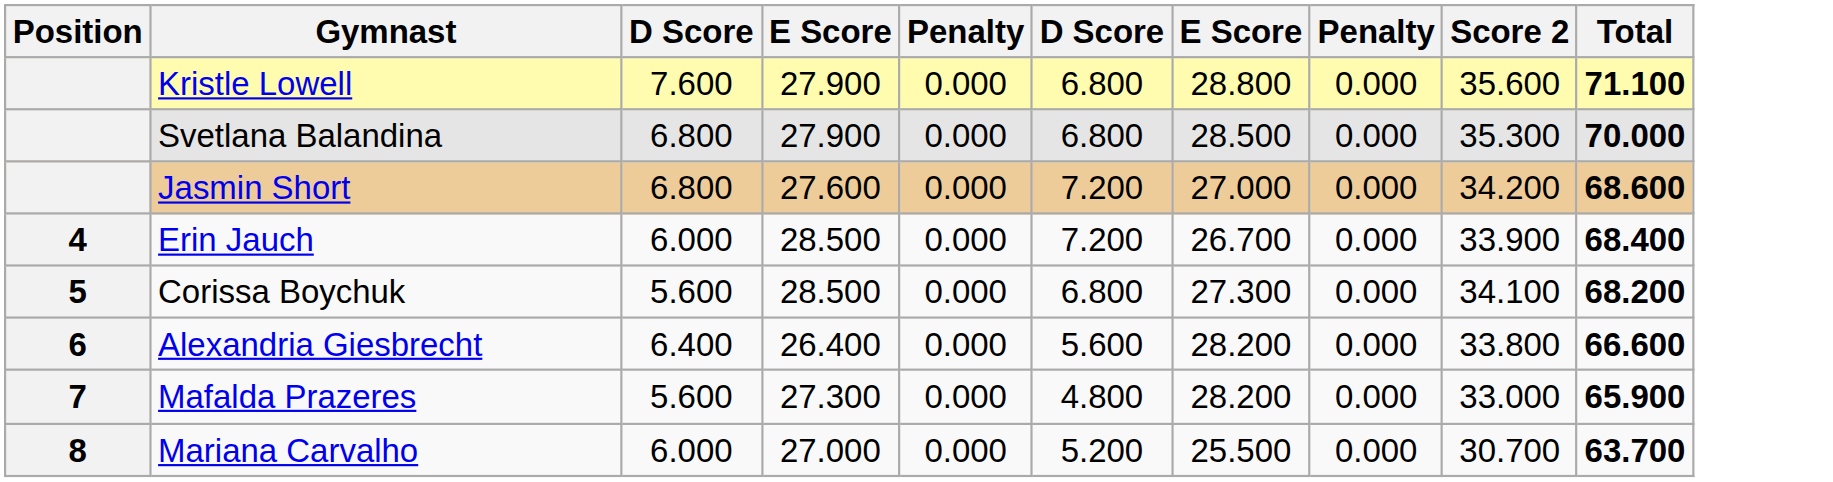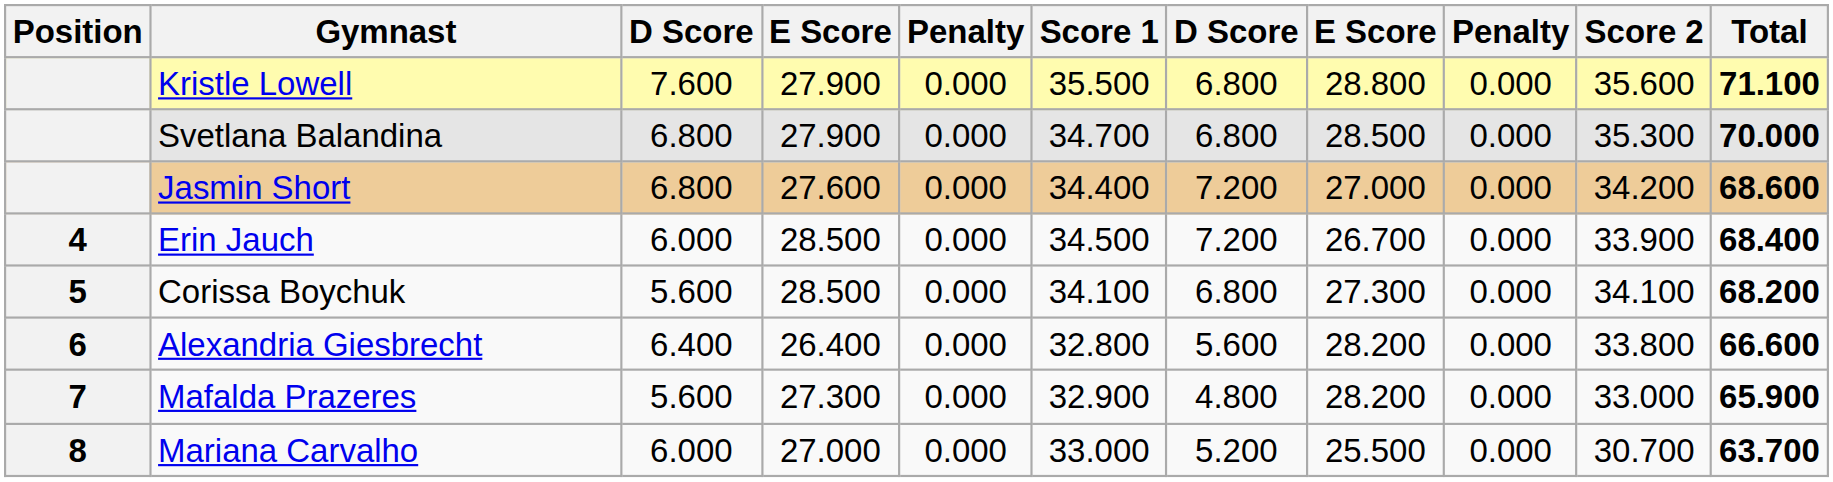+ column: (1099, 31)
